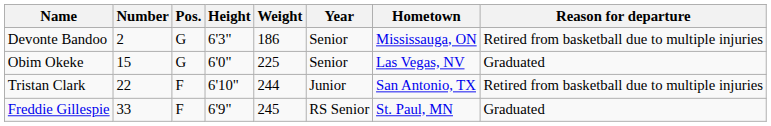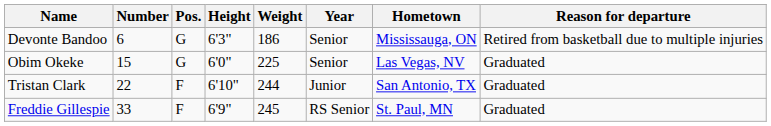(120, 39) 2 -> (120, 39) 6
(623, 86) Retired from basketball due to multiple injuries -> (514, 86) Graduated
